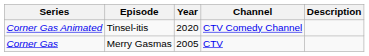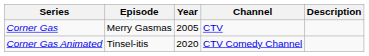rows swapped: (32, 43) <-> (54, 28)
